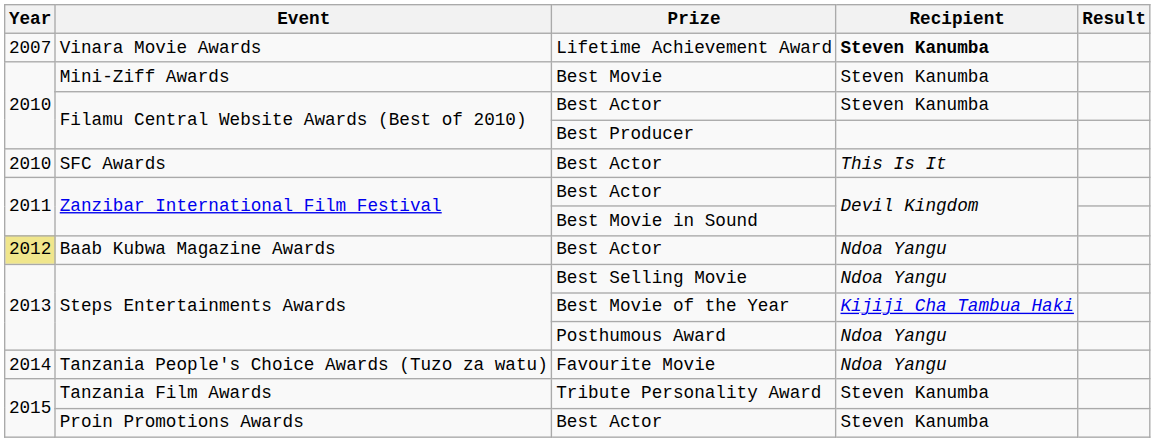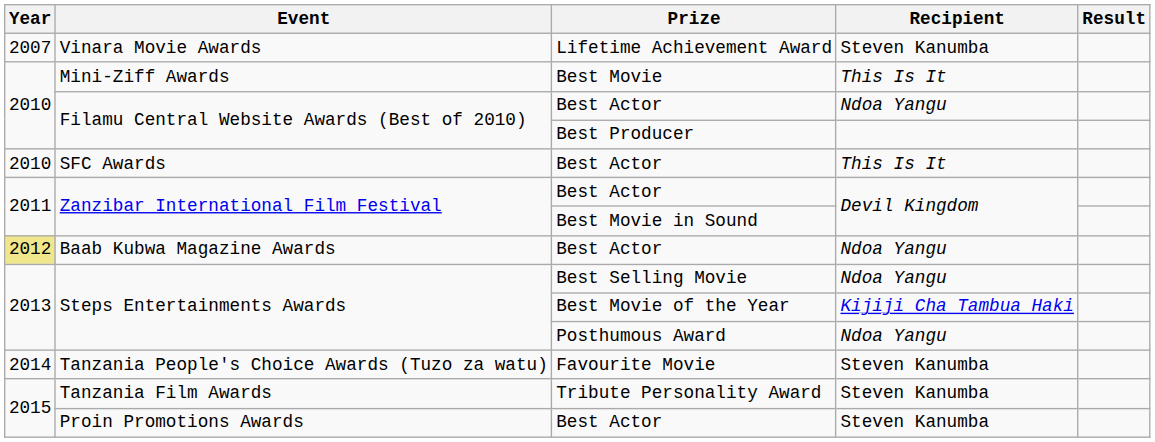(915, 48) bold -> (915, 48) normal
(915, 77) Steven Kanumba -> (894, 77) This Is It
(915, 106) Steven Kanumba -> (894, 106) Ndoa Yangu
(894, 365) Ndoa Yangu -> (915, 365) Steven Kanumba
